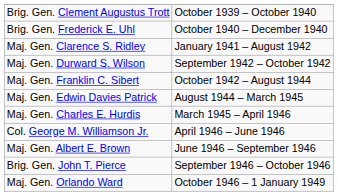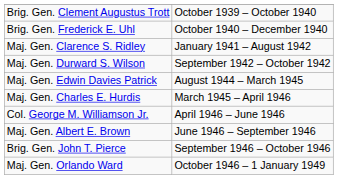- row: (73, 81)
